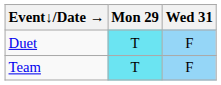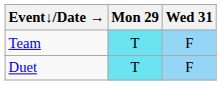rows swapped: (23, 42) <-> (25, 68)
